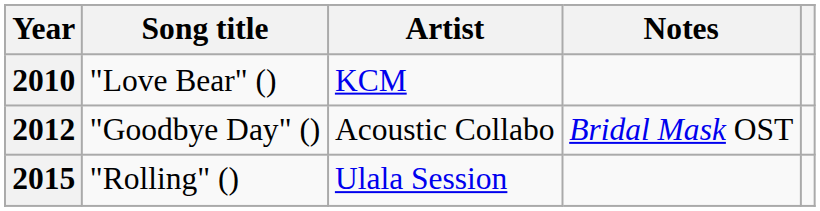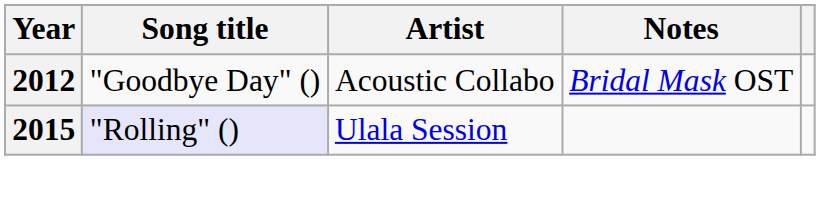- row: (44, 79)
(164, 179) no background -> (164, 129) lavender background
